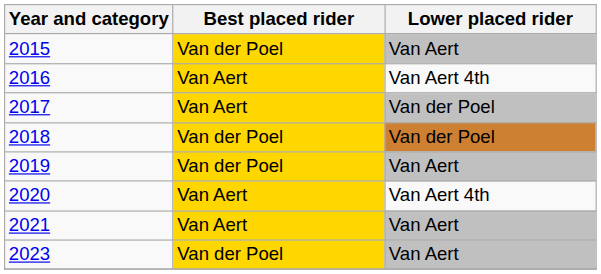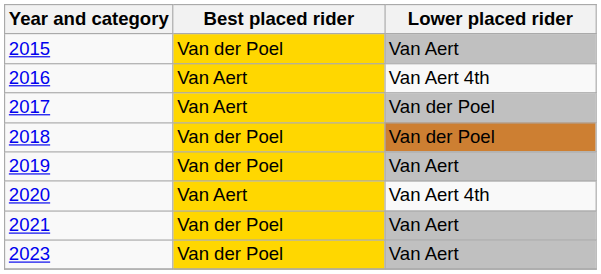(212, 225) Van Aert -> (230, 225) Van der Poel
